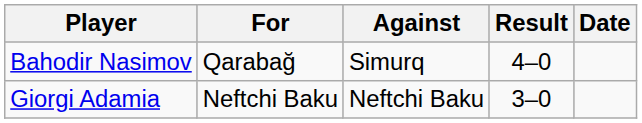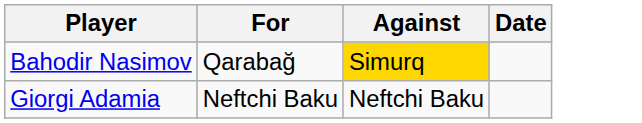- column: (532, 23)
(387, 61) no background -> (387, 61) gold background
